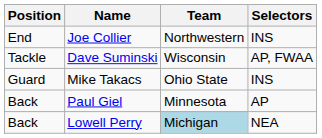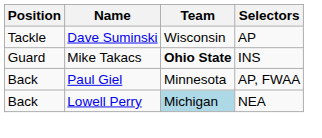- row: (99, 37)
(282, 58) AP, FWAA -> (247, 37) AP
(196, 80) normal -> (198, 58) bold
(260, 101) AP -> (269, 80) AP, FWAA
